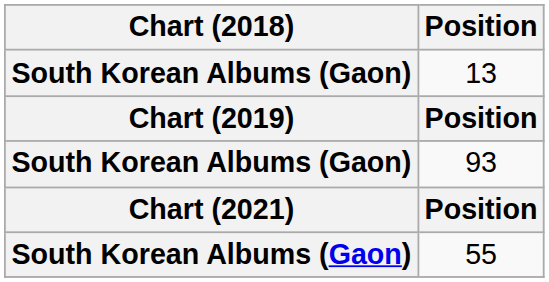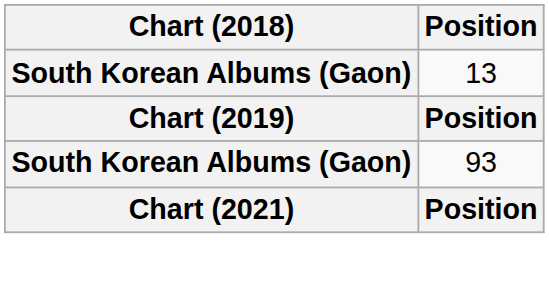- row: (481, 254)
